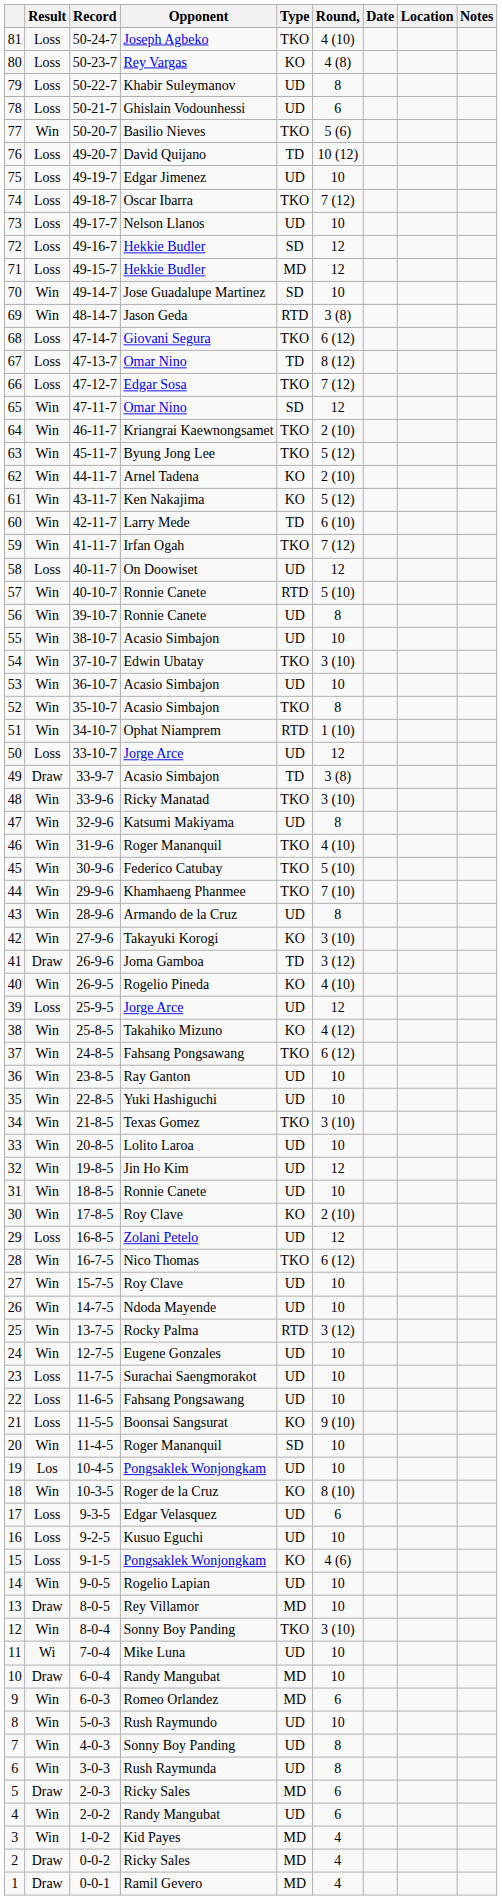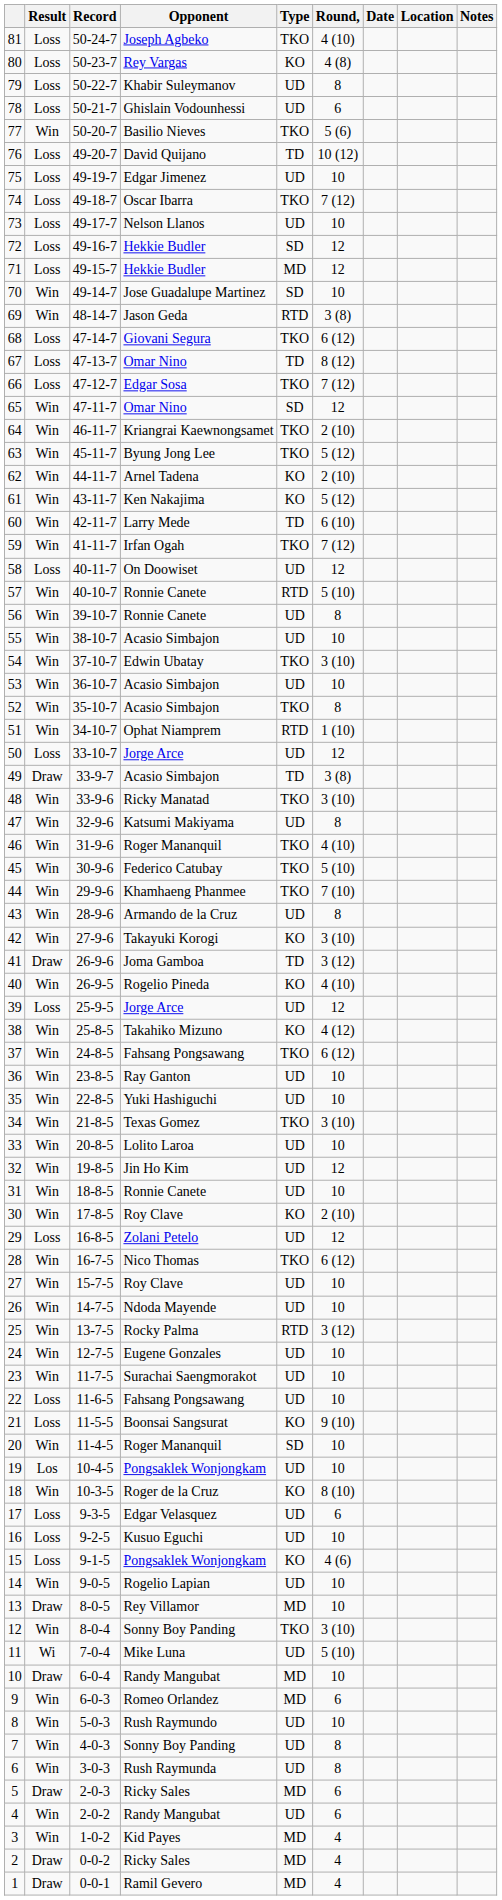(47, 1376) Loss -> (47, 1376) Win
(338, 1653) 10 -> (338, 1653) 5 (10)
